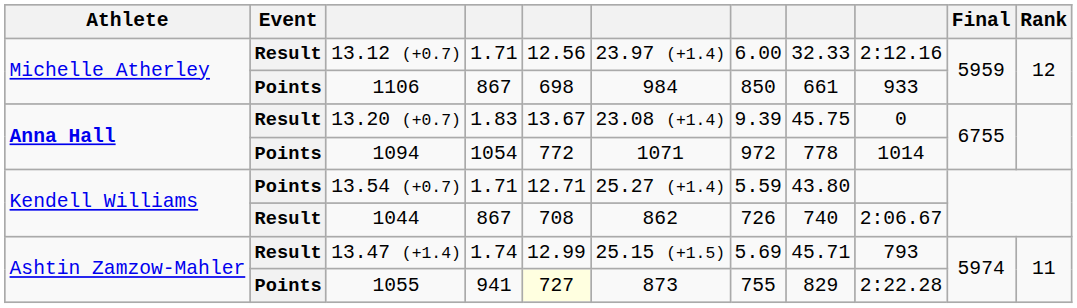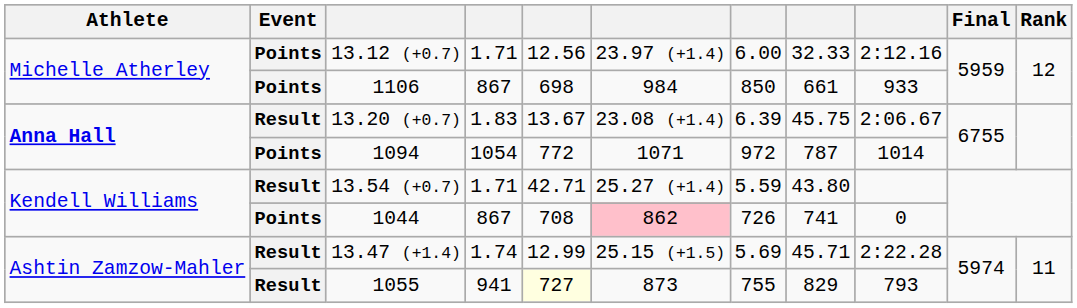(288, 54) Result -> (288, 54) Points
(758, 120) 9.39 -> (758, 120) 6.39
(901, 120) 0 -> (901, 120) 2:06.67
(821, 153) 778 -> (821, 153) 787
(288, 186) Points -> (288, 186) Result
(556, 186) 12.71 -> (556, 186) 42.71
(288, 219) Result -> (288, 219) Points
(660, 219) no background -> (660, 219) pink background
(821, 219) 740 -> (821, 219) 741
(901, 219) 2:06.67 -> (901, 219) 0
(901, 252) 793 -> (901, 252) 2:22.28
(288, 285) Points -> (288, 285) Result
(901, 285) 2:22.28 -> (901, 285) 793
